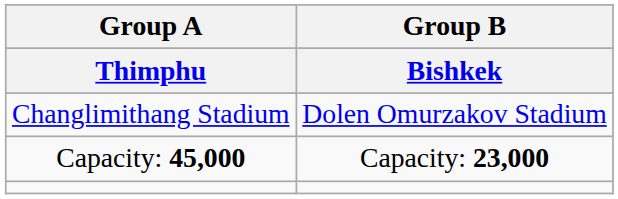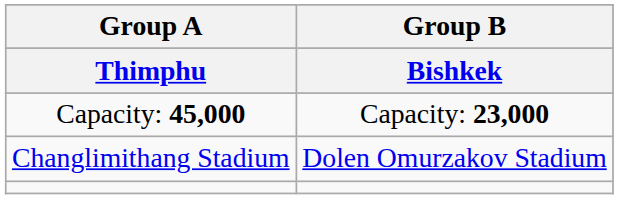rows swapped: (151, 114) <-> (151, 158)
